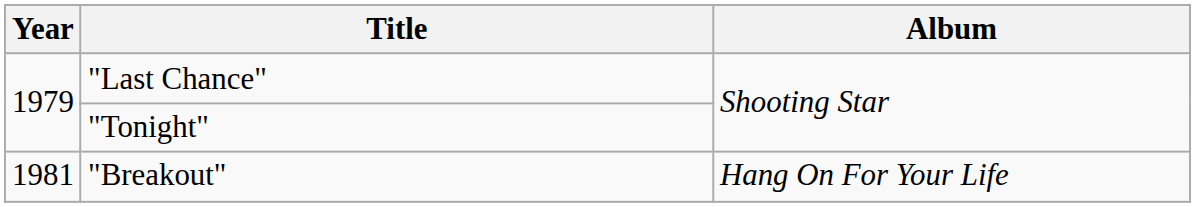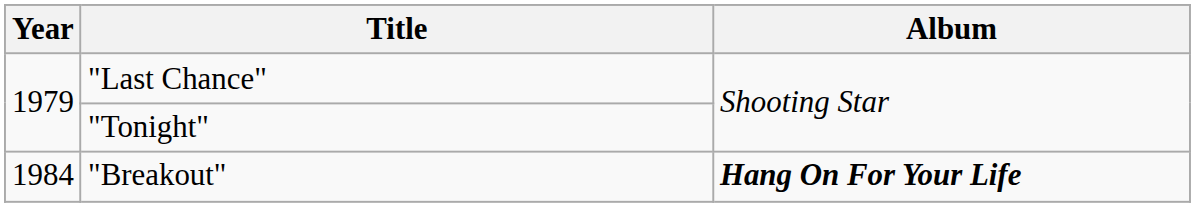(43, 175) 1981 -> (43, 175) 1984
(864, 175) normal -> (871, 175) bold
